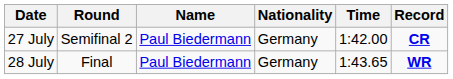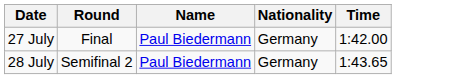- column: (419, 16)
(97, 39) Semifinal 2 -> (97, 39) Final
(97, 62) Final -> (97, 62) Semifinal 2
